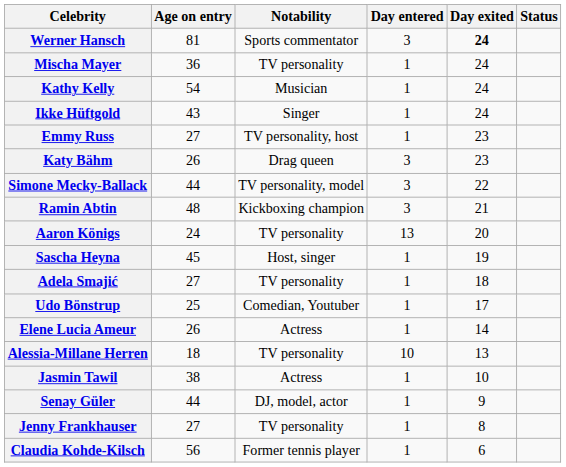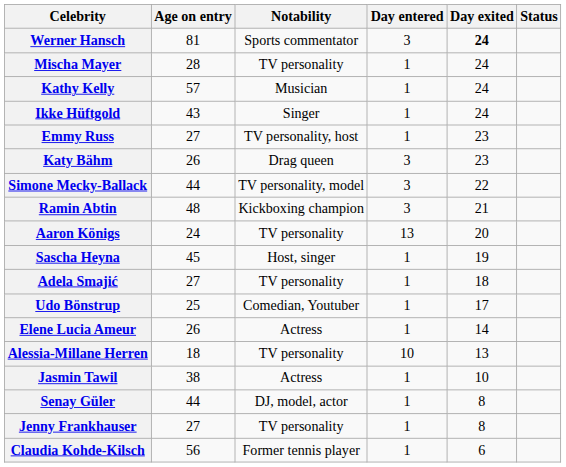(193, 64) 36 -> (193, 64) 28
(193, 88) 54 -> (193, 88) 57
(482, 401) 9 -> (482, 401) 8
